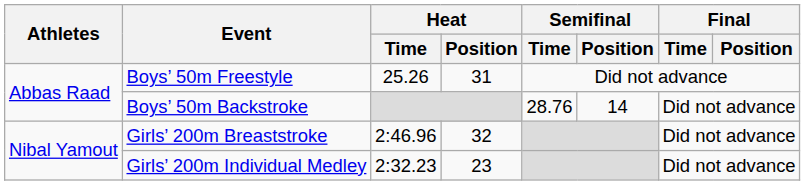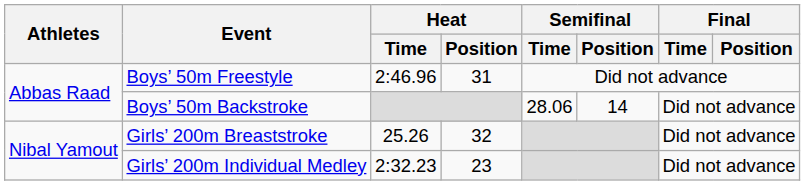(406, 78) 25.26 -> (406, 78) 2:46.96
(549, 107) 28.76 -> (549, 107) 28.06
(406, 136) 2:46.96 -> (406, 136) 25.26
